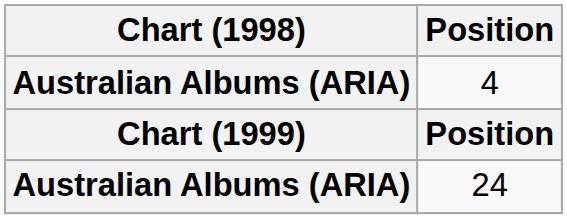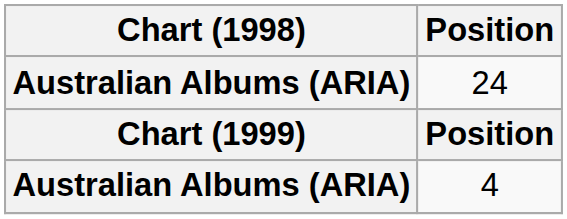rows swapped: (490, 82) <-> (490, 185)
